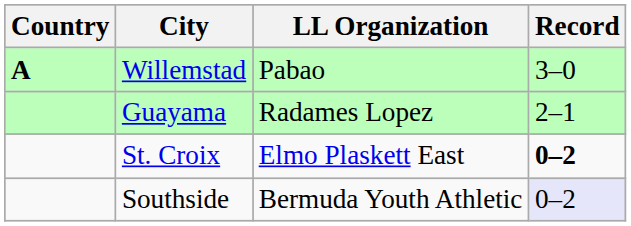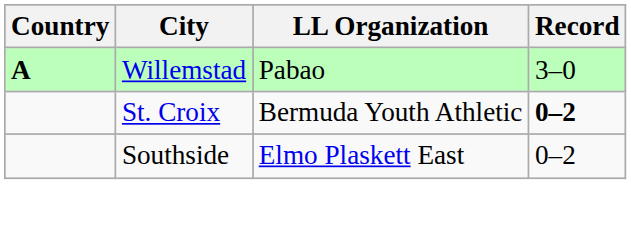- row: (174, 112)
(361, 155) Elmo Plaskett East -> (391, 112) Bermuda Youth Athletic
(391, 198) Bermuda Youth Athletic -> (361, 155) Elmo Plaskett East
(555, 198) lavender background -> (555, 155) no background
